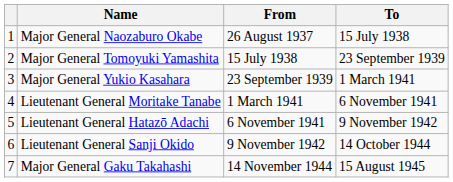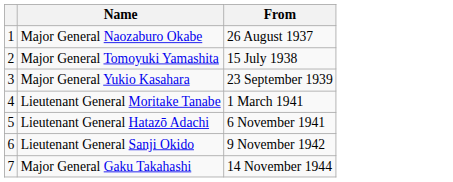- column: (392, 15)
